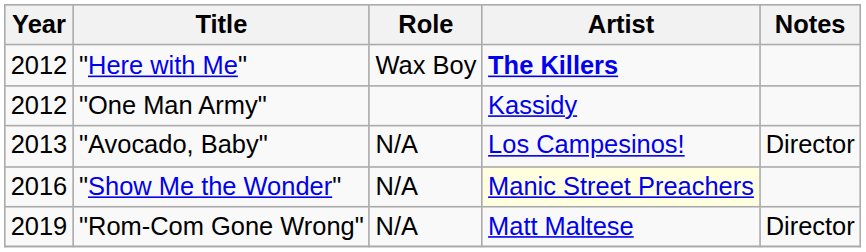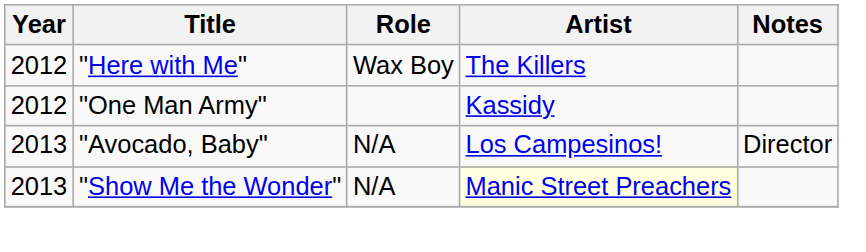(553, 65) bold -> (526, 65) normal
(39, 186) 2016 -> (39, 186) 2013
- row: (221, 226)
